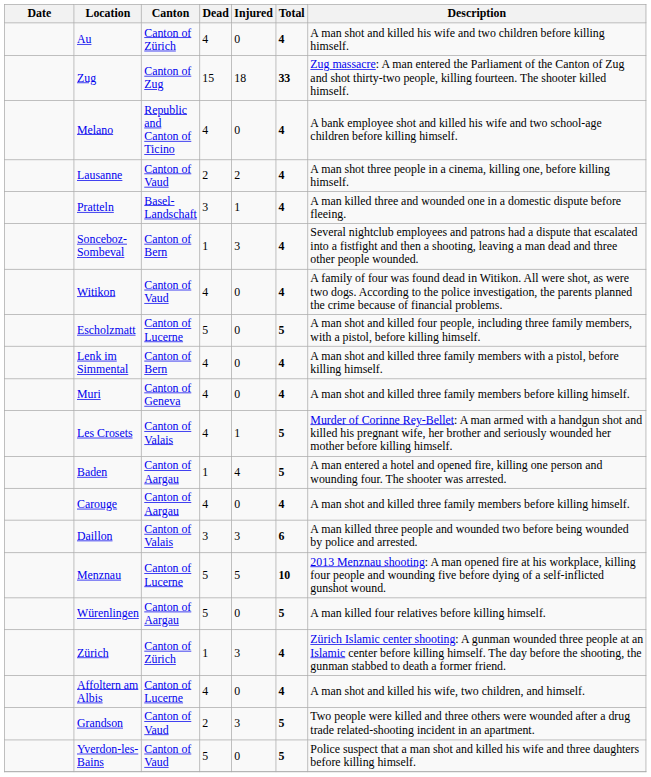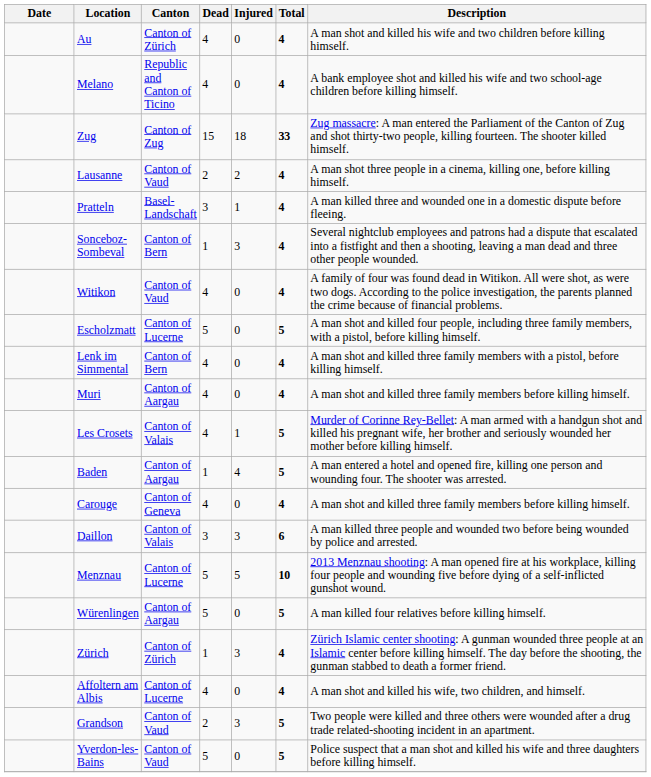rows swapped: (87, 78) <-> (95, 130)
(168, 394) Canton of Geneva -> (168, 394) Canton of Aargau
(168, 504) Canton of Aargau -> (168, 504) Canton of Geneva
